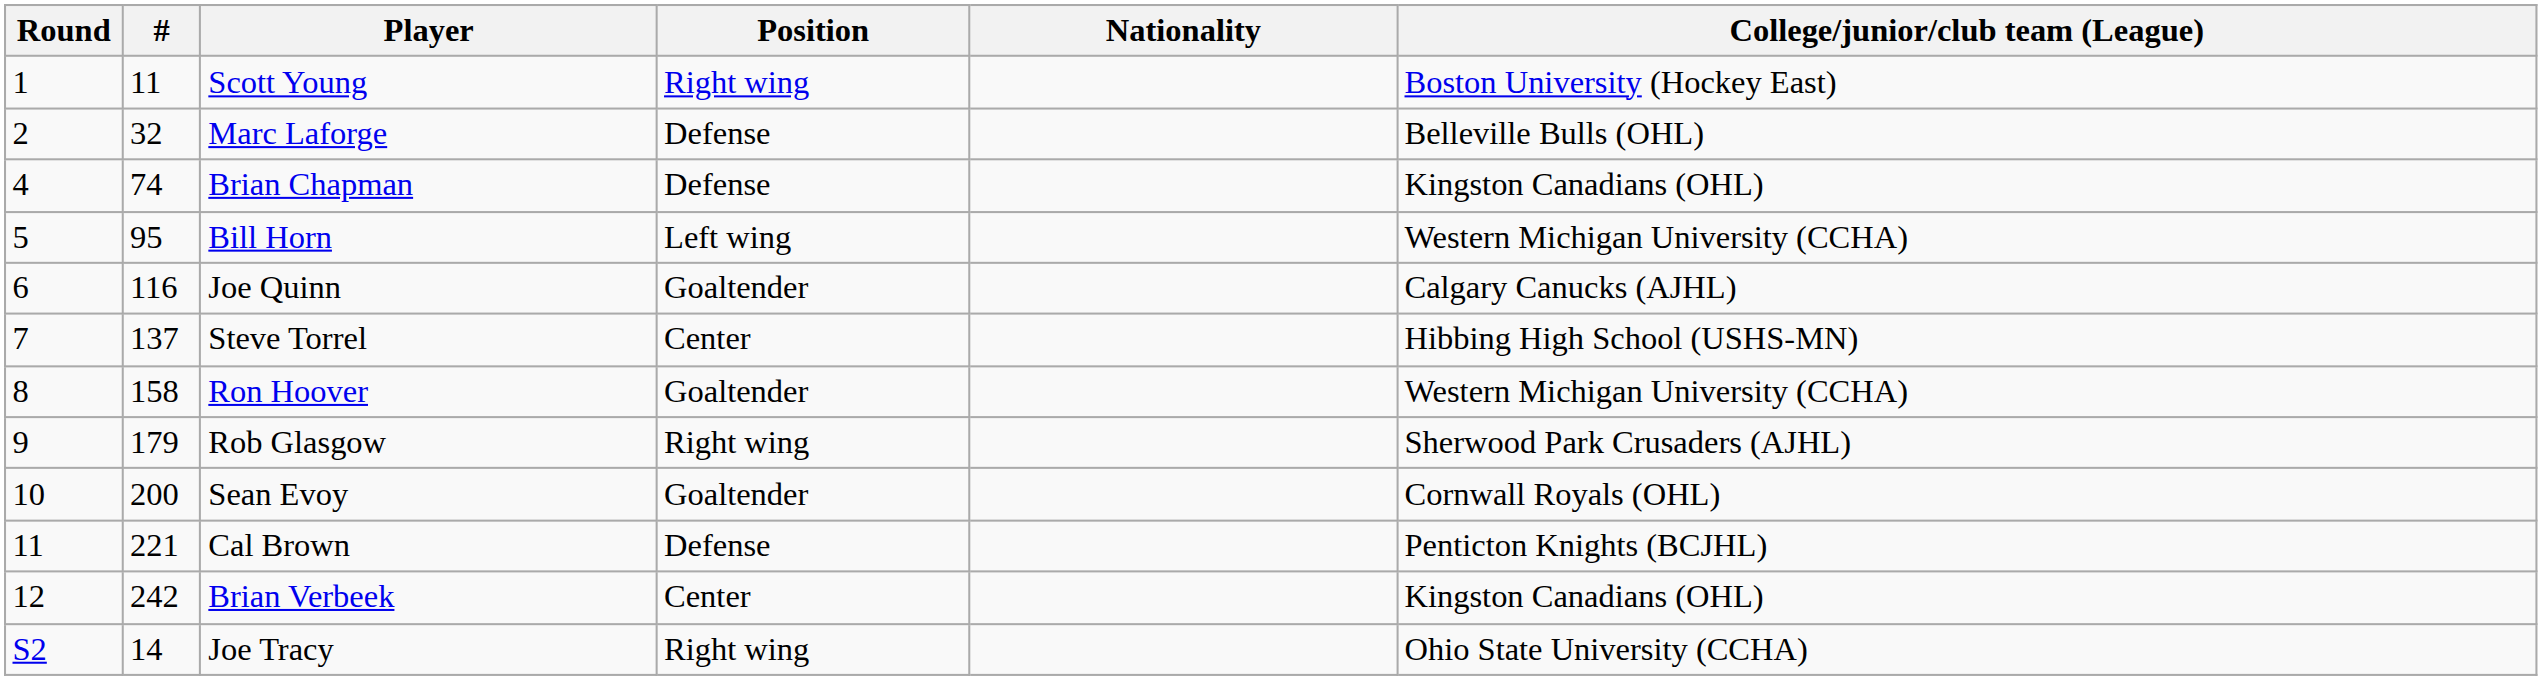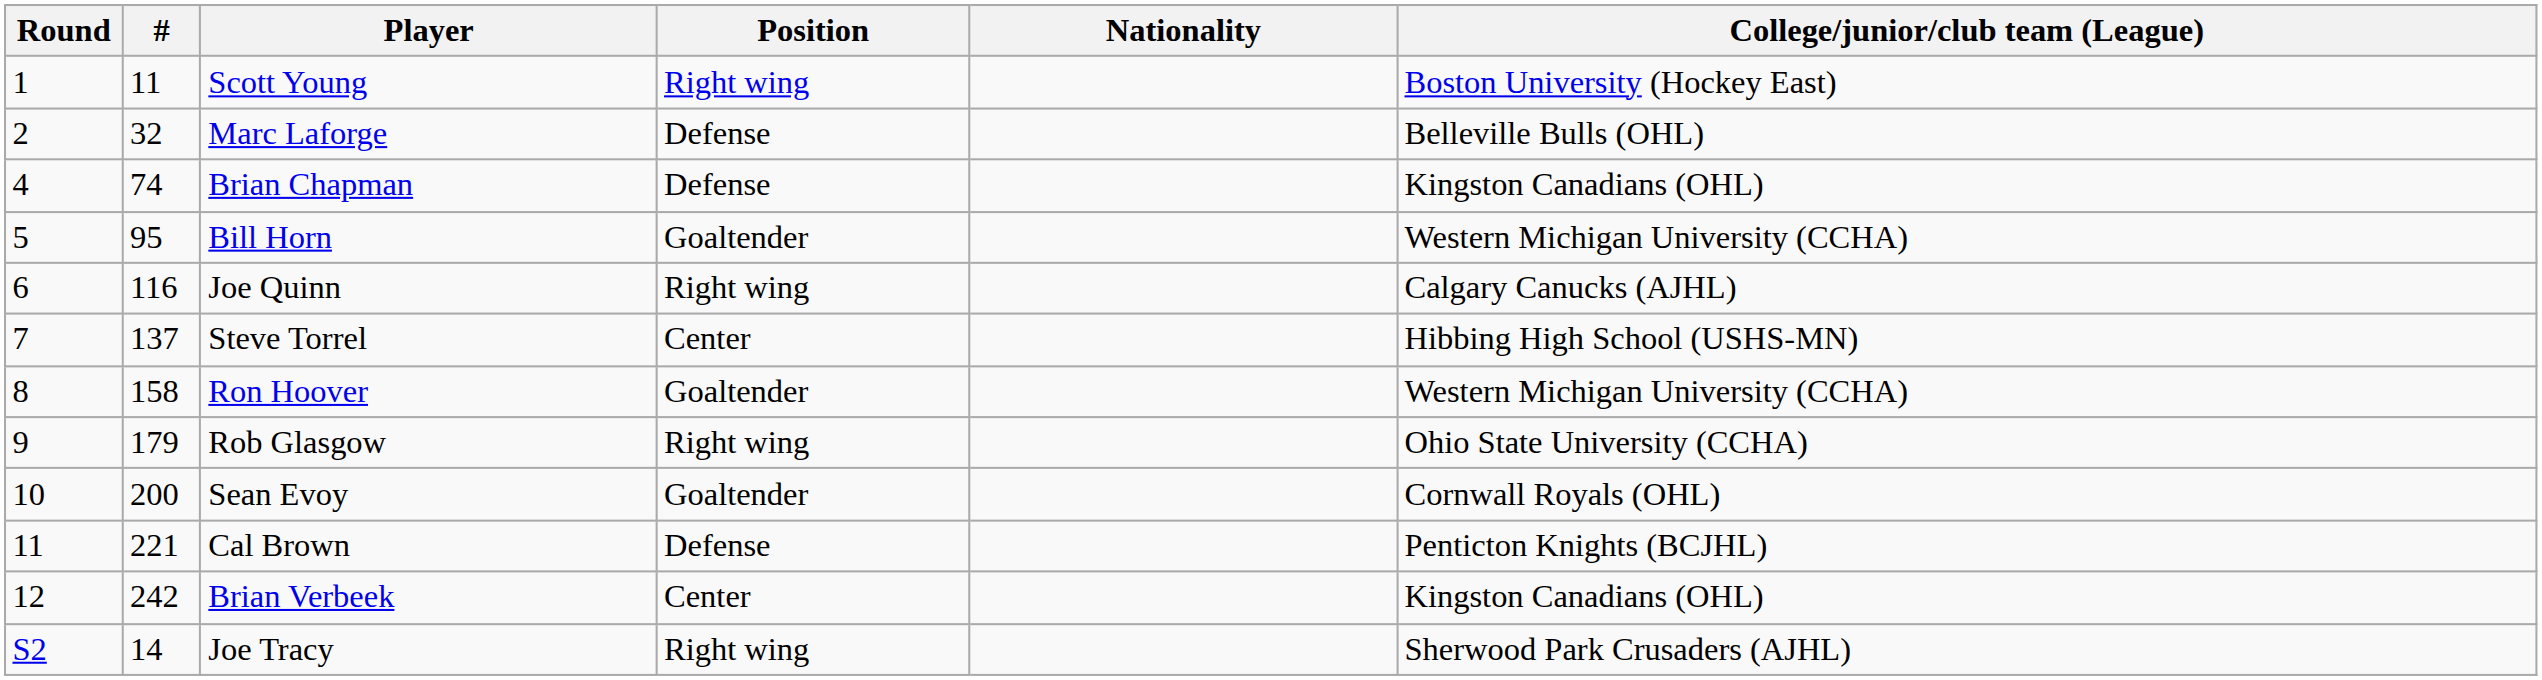(728, 236) Left wing -> (736, 236) Goaltender
(736, 287) Goaltender -> (737, 287) Right wing
(1628, 442) Sherwood Park Crusaders (AJHL) -> (1606, 442) Ohio State University (CCHA)
(1606, 648) Ohio State University (CCHA) -> (1628, 648) Sherwood Park Crusaders (AJHL)
